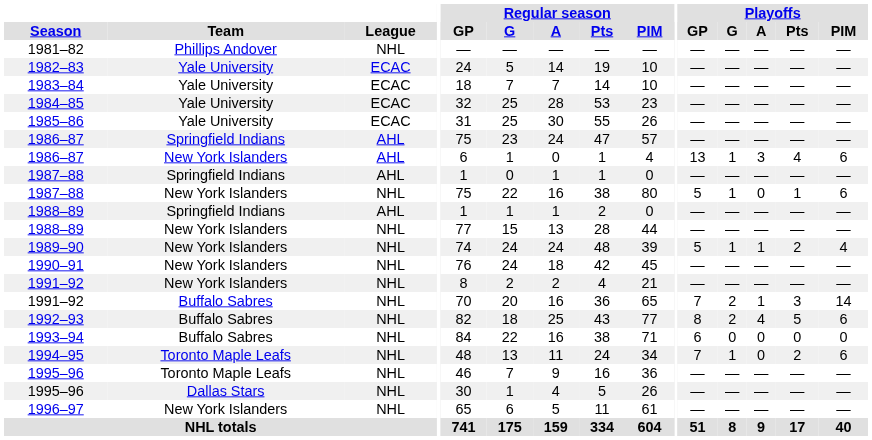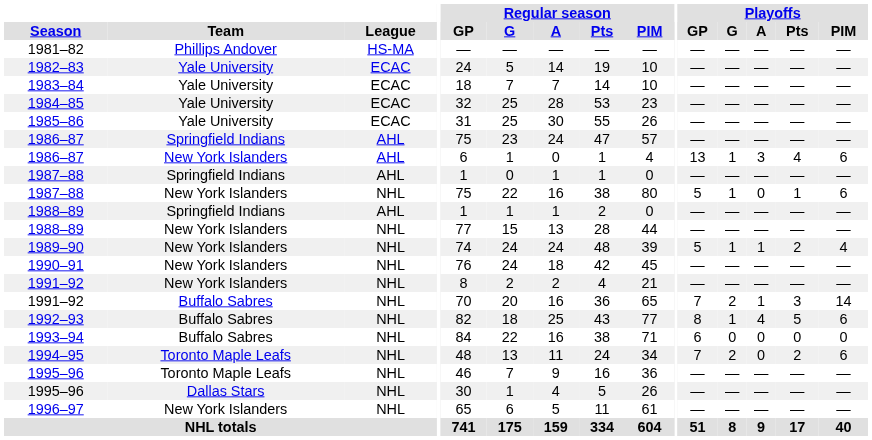(391, 49) NHL -> (391, 49) HS-MA
(732, 319) 2 -> (732, 319) 1
(732, 355) 1 -> (732, 355) 2
